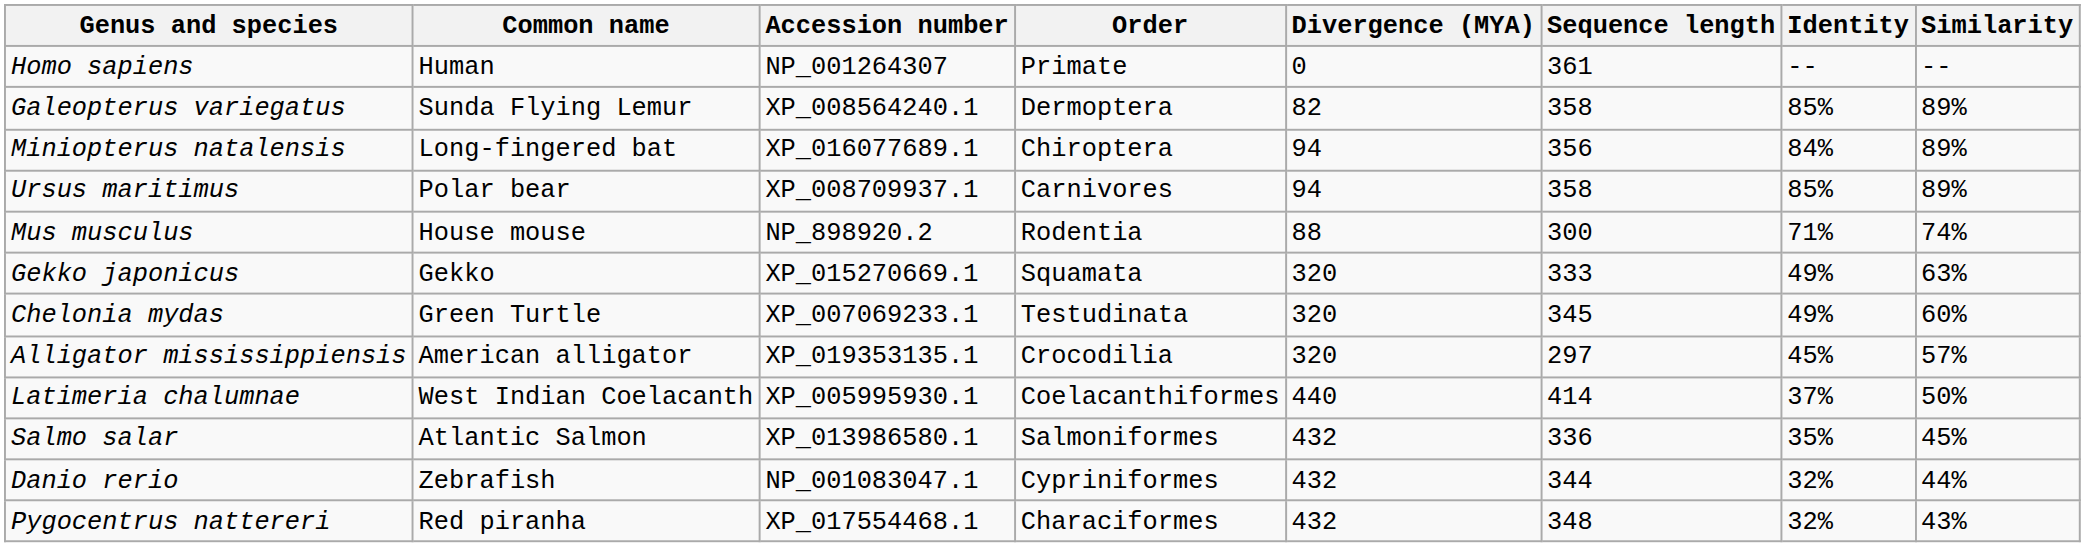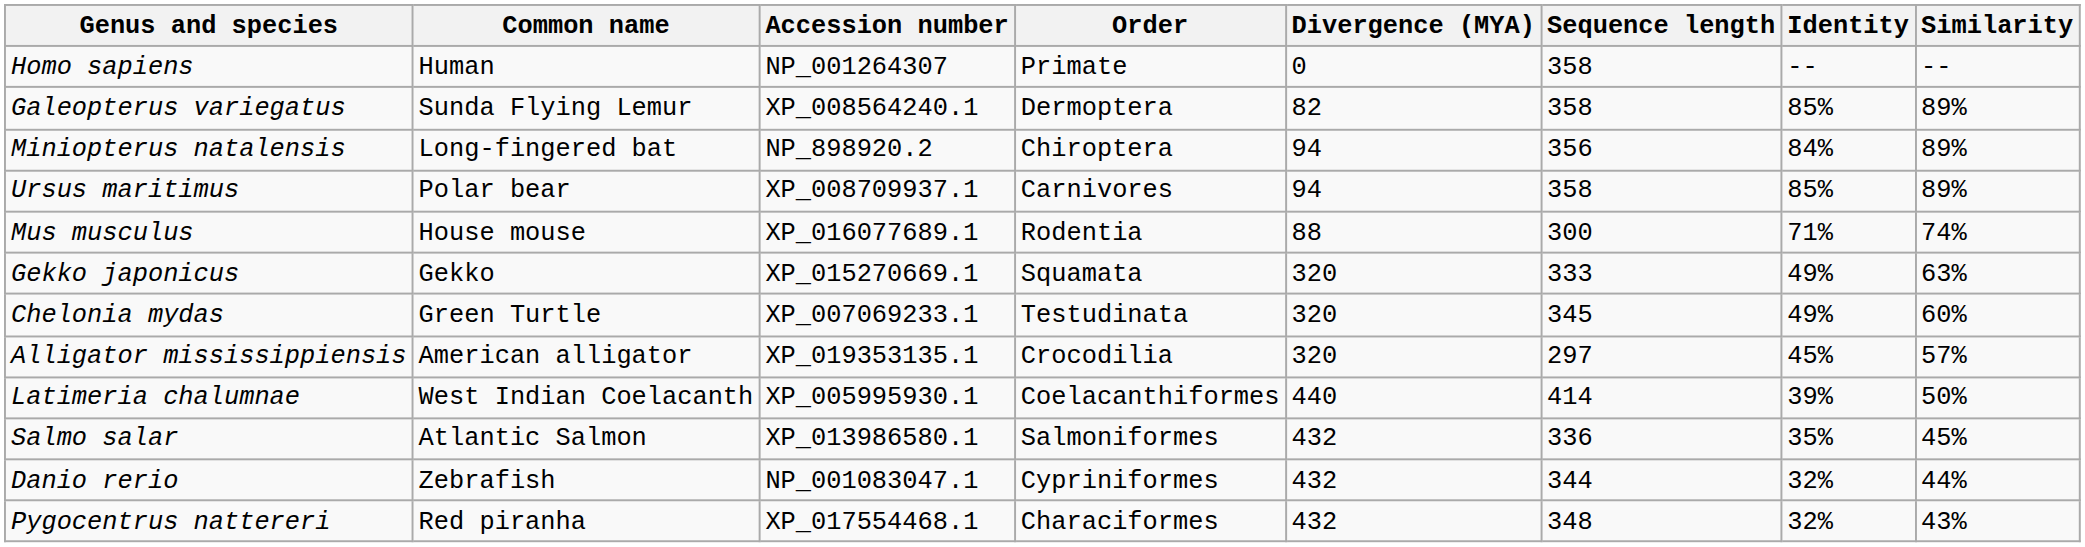(1570, 67) 361 -> (1570, 67) 358
(872, 150) XP_016077689.1 -> (849, 150) NP_898920.2
(849, 232) NP_898920.2 -> (872, 232) XP_016077689.1
(1810, 397) 37% -> (1810, 397) 39%
